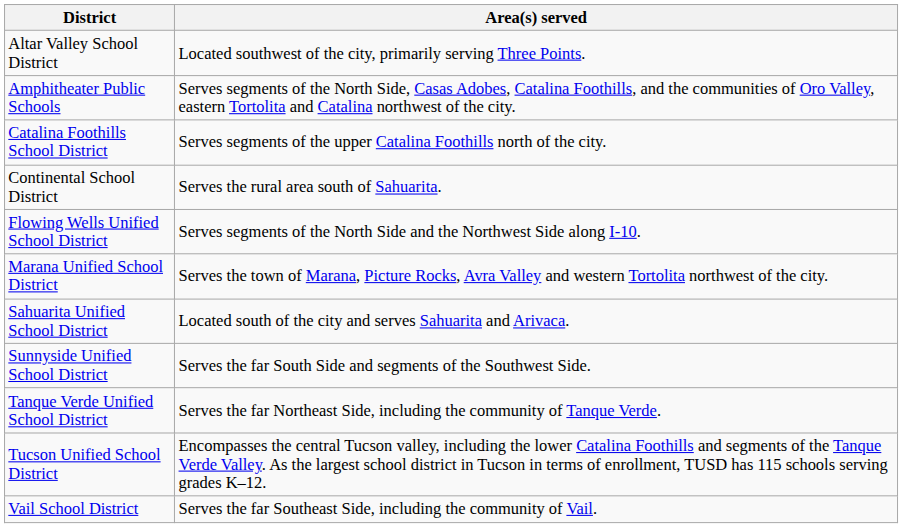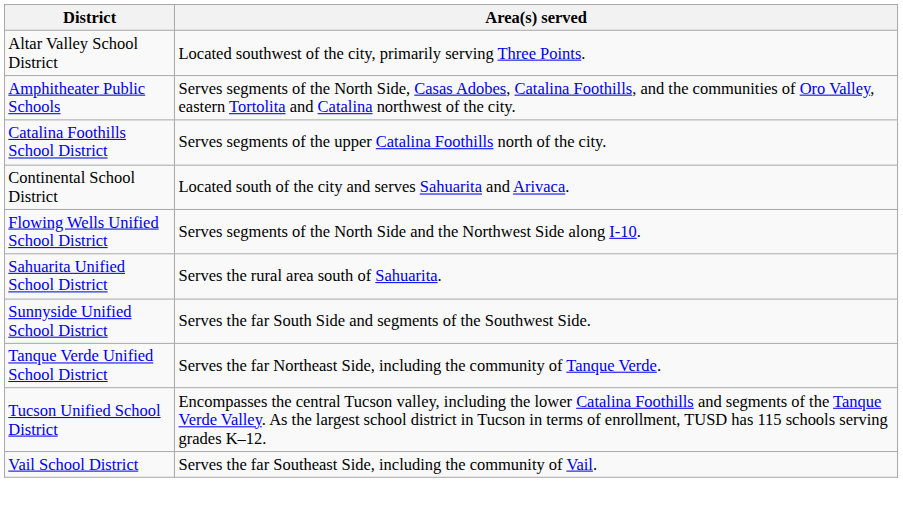(310, 187) Serves the rural area south of Sahuarita. -> (374, 187) Located south of the city and serves Sahuarita and Arivaca.
- row: (86, 276)
(374, 321) Located south of the city and serves Sahuarita and Arivaca. -> (310, 276) Serves the rural area south of Sahuarita.
